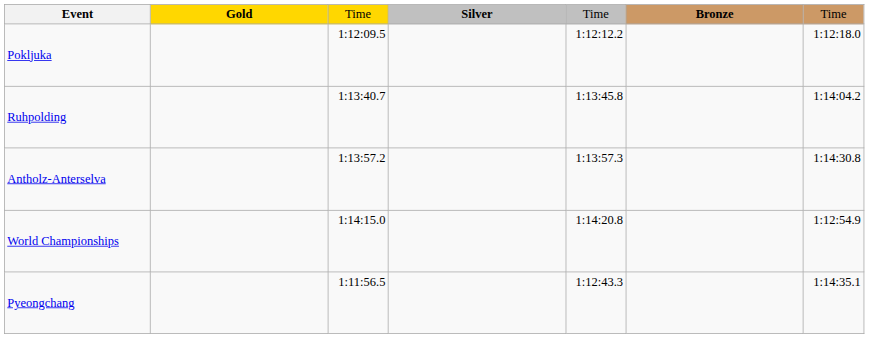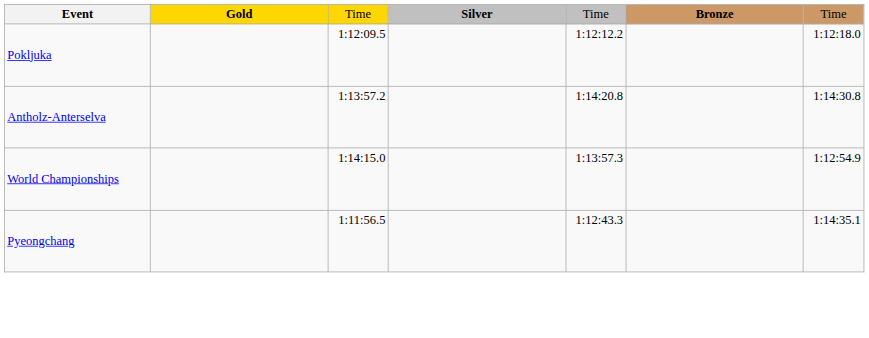- row: (37, 117)
(599, 158) 1:13:57.3 -> (599, 96) 1:14:20.8
(599, 219) 1:14:20.8 -> (599, 158) 1:13:57.3
